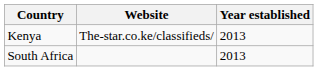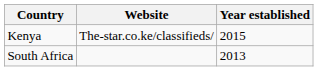(233, 35) 2013 -> (233, 35) 2015
